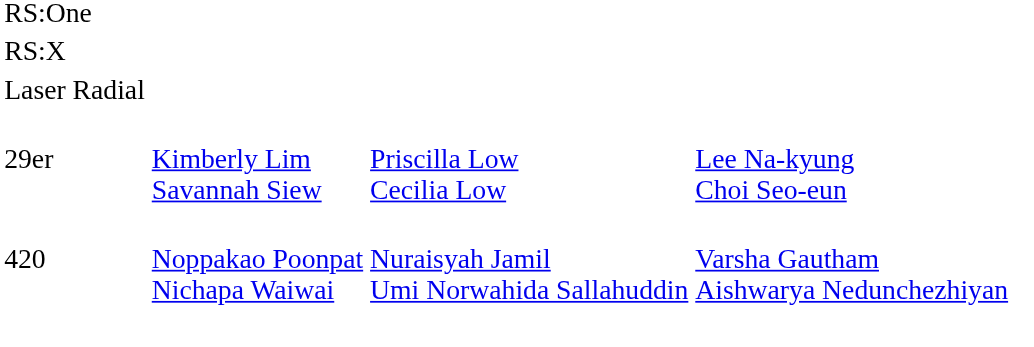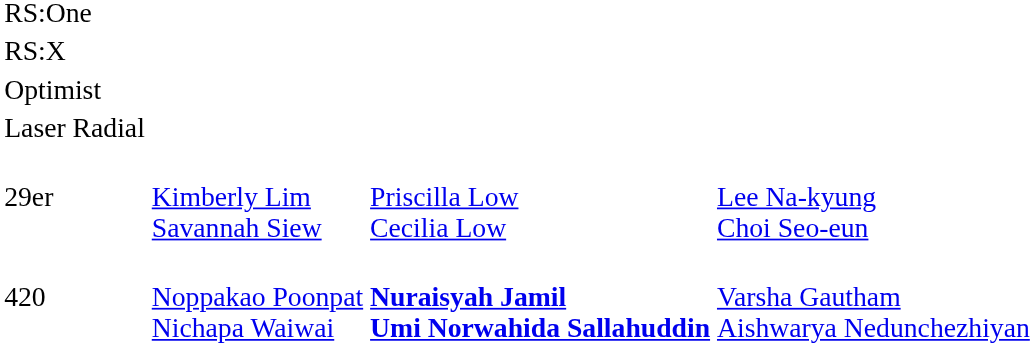+ row: (53, 89)
(529, 274) normal -> (540, 312) bold
